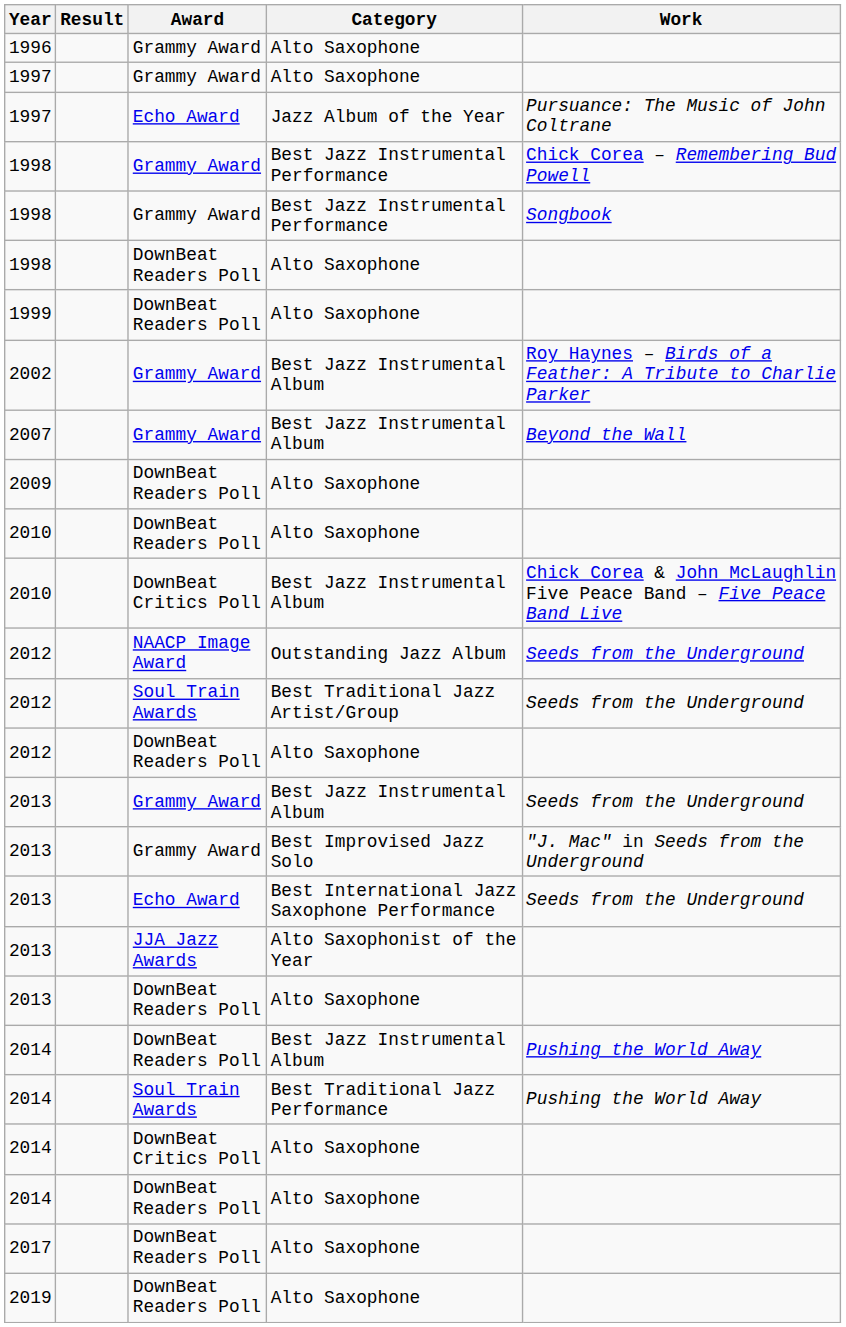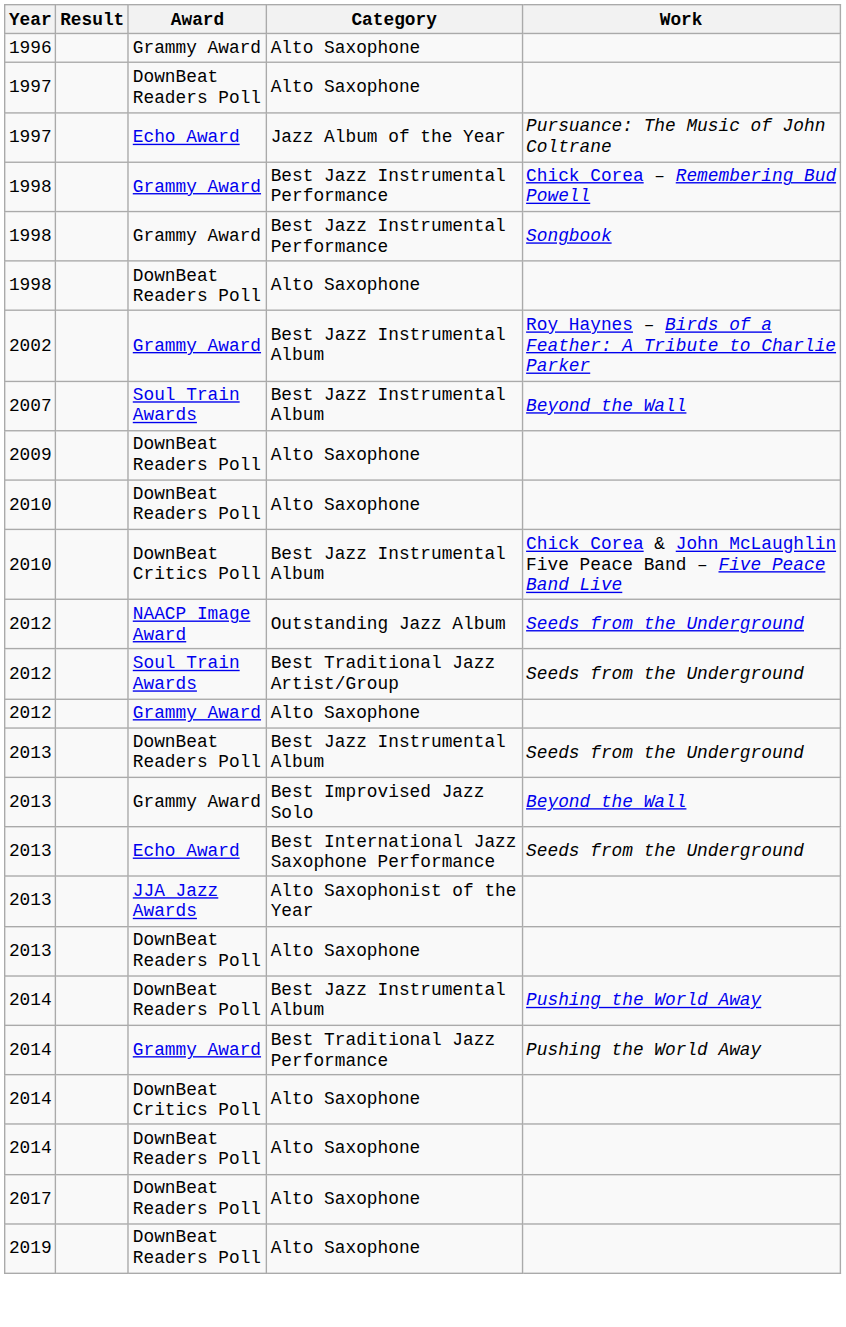(197, 77) Grammy Award -> (197, 88) DownBeat Readers Poll
- row: (30, 315)
(197, 435) Grammy Award -> (186, 406) Soul Train Awards
(197, 753) DownBeat Readers Poll -> (197, 713) Grammy Award
(197, 802) Grammy Award -> (197, 753) DownBeat Readers Poll
(665, 852) "J. Mac" in Seeds from the Underground -> (606, 802) Beyond the Wall
(186, 1100) Soul Train Awards -> (197, 1050) Grammy Award
